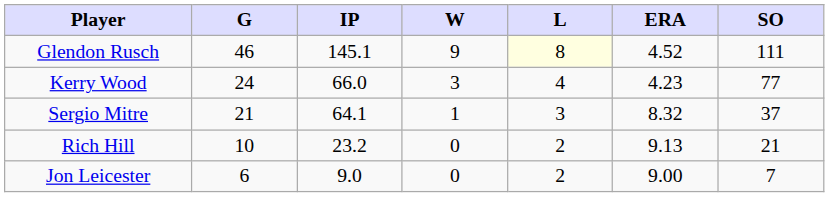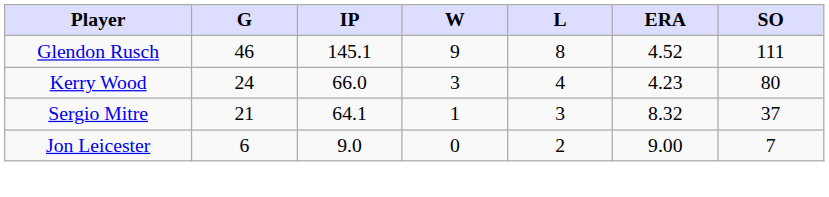(560, 51) lightyellow background -> (560, 51) no background
(771, 82) 77 -> (771, 82) 80
- row: (98, 144)
